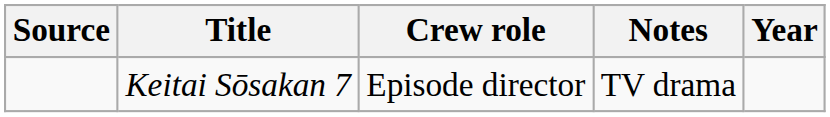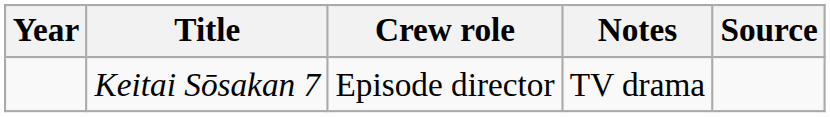columns swapped: (785, 30) <-> (61, 30)
